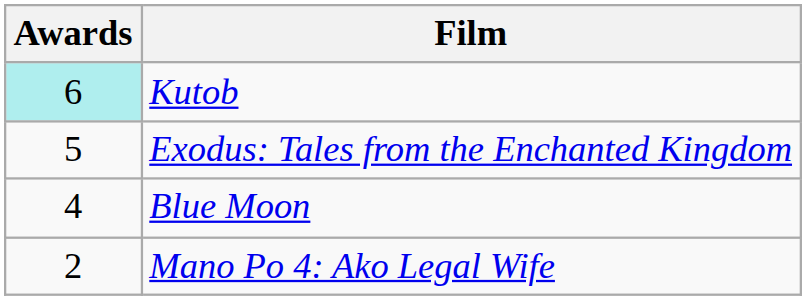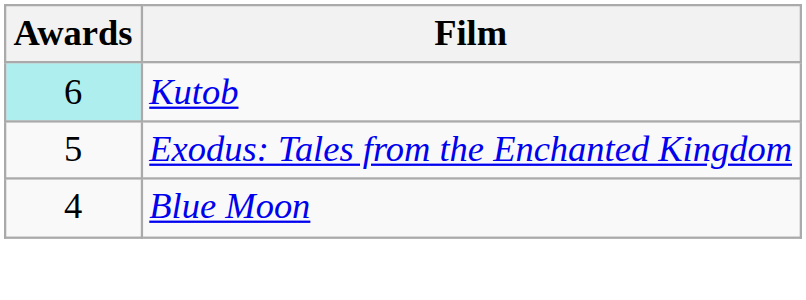- row: (352, 264)
